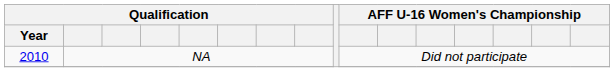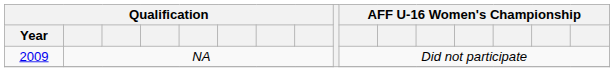(34, 56) 2010 -> (34, 56) 2009
